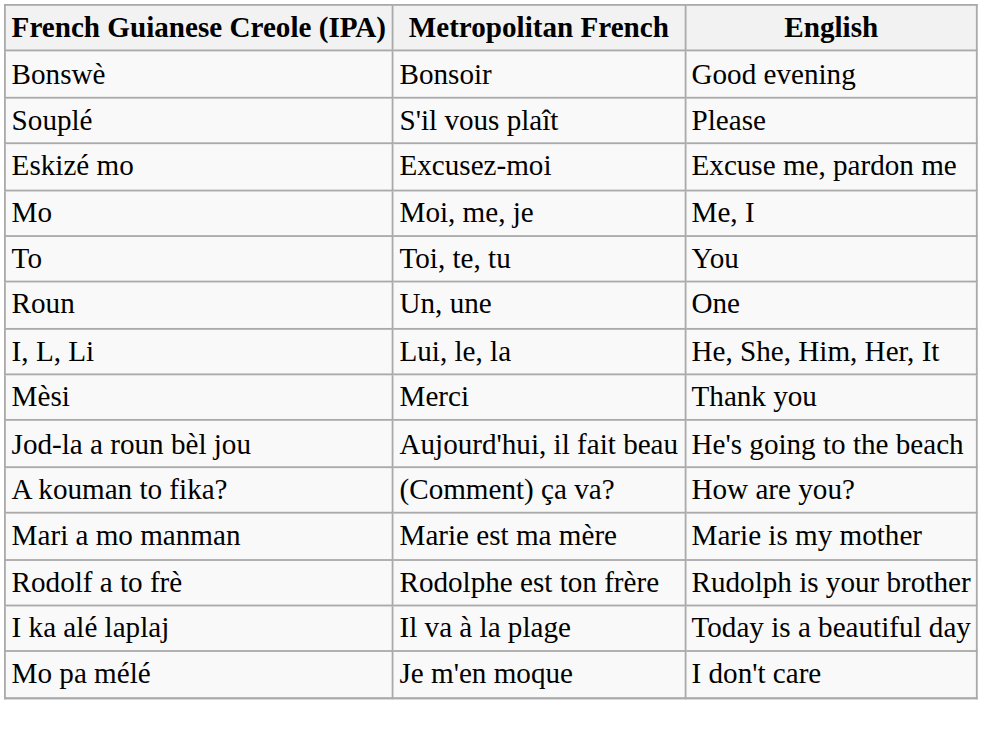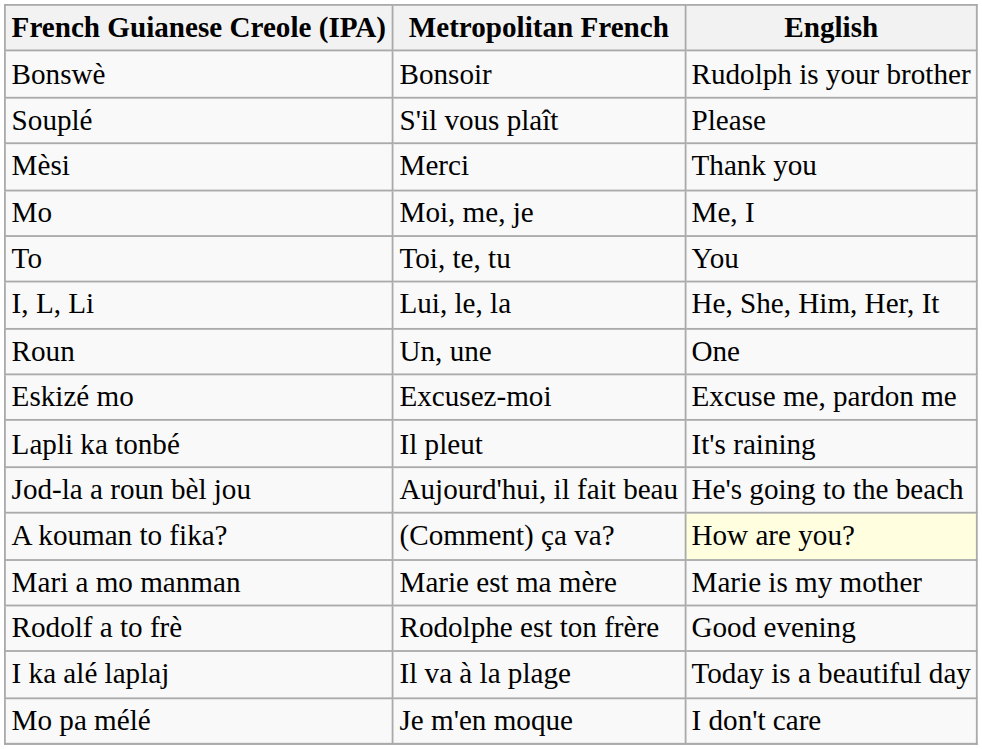(774, 73) Good evening -> (831, 73) Rudolph is your brother
rows swapped: (41, 397) <-> (73, 166)
rows swapped: (53, 350) <-> (43, 304)
+ row: (96, 443)
(773, 489) no background -> (773, 535) lightyellow background
(831, 581) Rudolph is your brother -> (774, 627) Good evening
